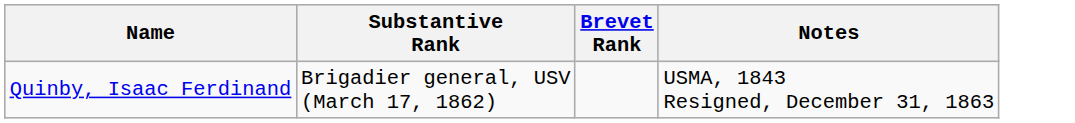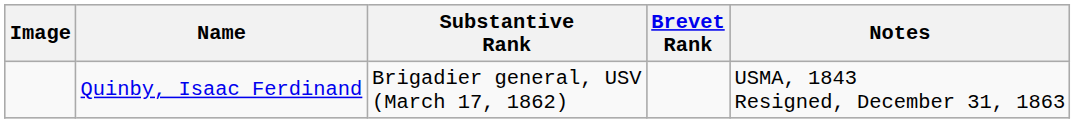+ column: (40, 33)
